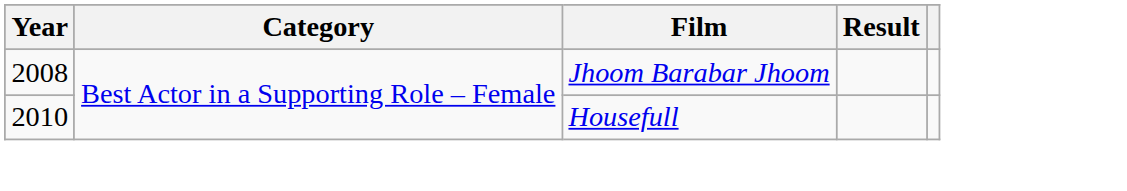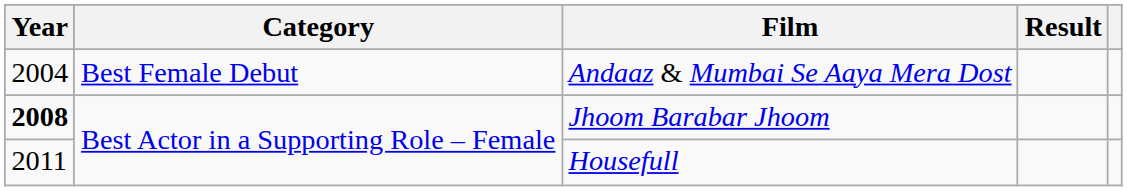+ row: (790, 71)
(40, 71) normal -> (40, 116) bold
(40, 116) 2010 -> (39, 161) 2011
